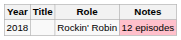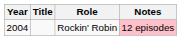(17, 27) 2018 -> (17, 27) 2004
